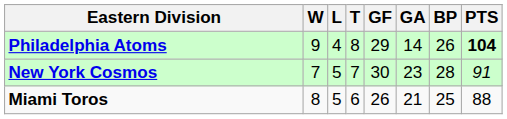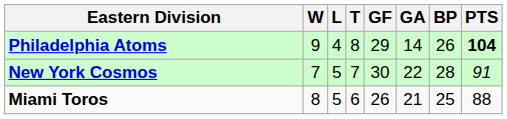(413, 72) 23 -> (413, 72) 22
